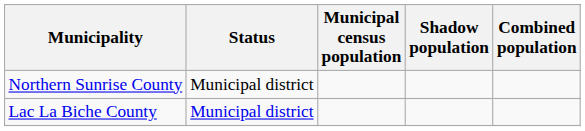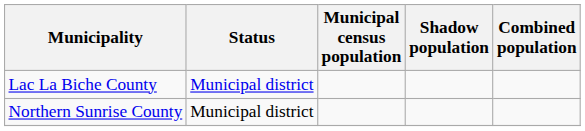rows swapped: (83, 111) <-> (95, 84)
